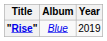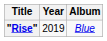columns swapped: (89, 12) <-> (58, 12)
